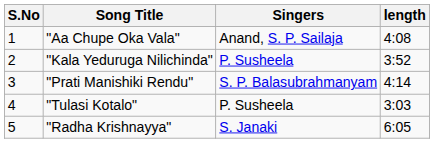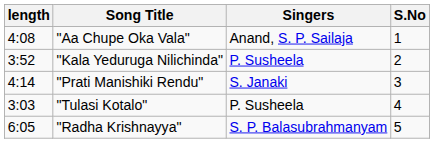columns swapped: (24, 15) <-> (405, 15)
(298, 82) S. P. Balasubrahmanyam -> (258, 82) S. Janaki
(248, 127) S. Janaki -> (308, 127) S. P. Balasubrahmanyam
